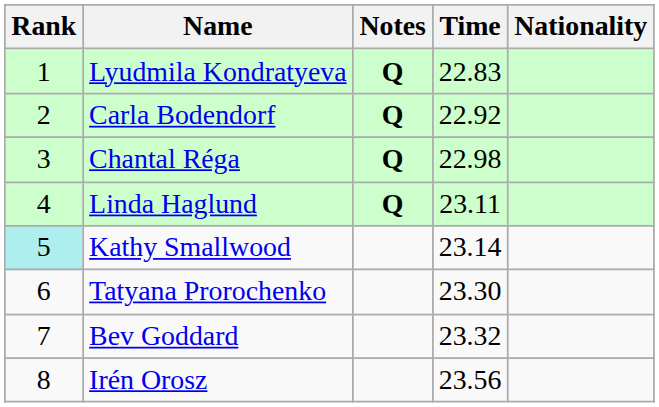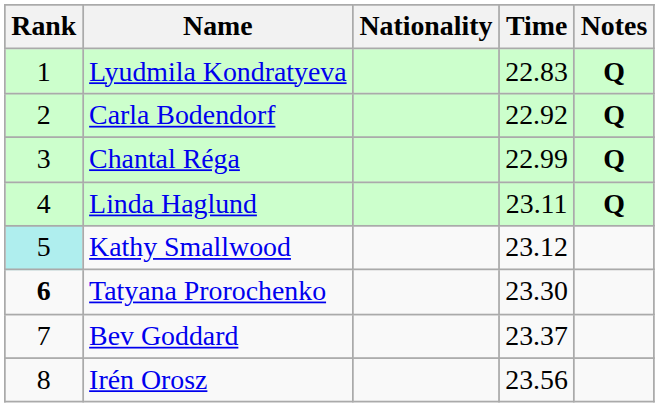columns swapped: (581, 26) <-> (393, 26)
(470, 159) 22.98 -> (537, 159) 22.99
(470, 247) 23.14 -> (537, 247) 23.12
(44, 291) normal -> (44, 291) bold
(470, 335) 23.32 -> (537, 335) 23.37
